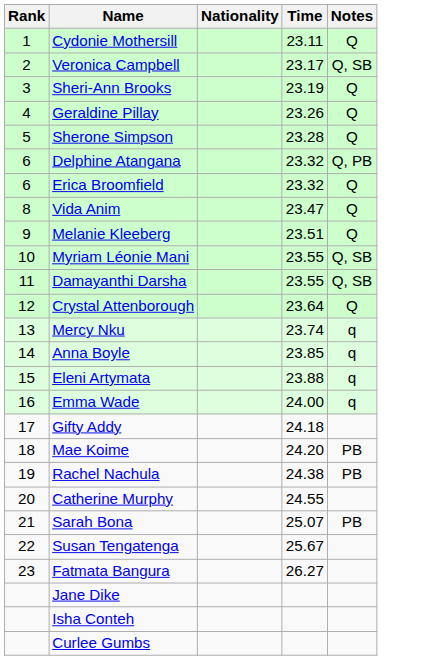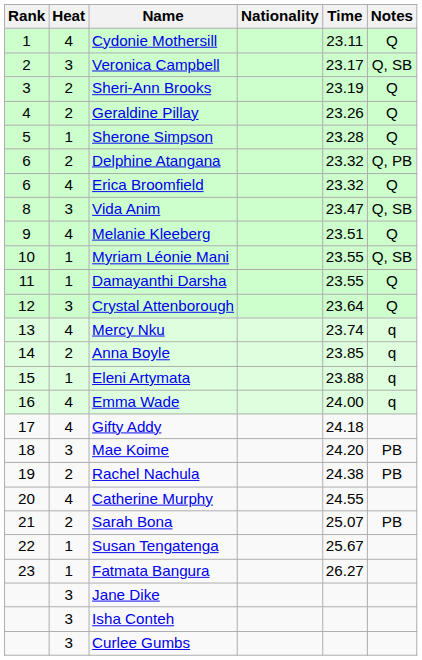+ column: (69, 16)
(352, 209) Q -> (392, 209) Q, SB
(352, 281) Q, SB -> (392, 281) Q
